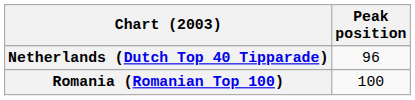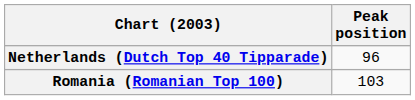(371, 82) 100 -> (371, 82) 103
